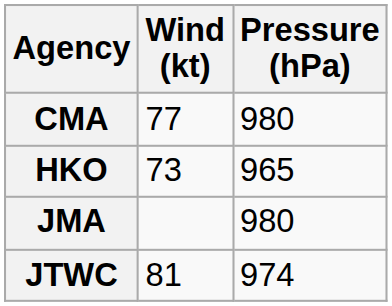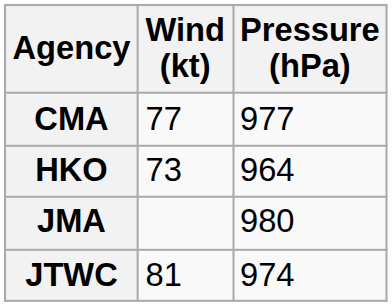(267, 118) 980 -> (267, 118) 977
(267, 170) 965 -> (267, 170) 964
